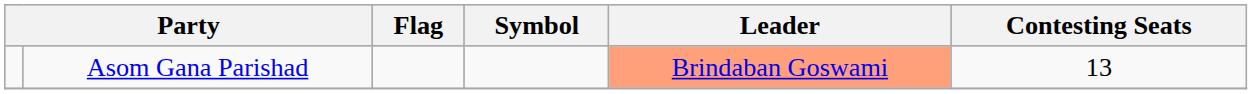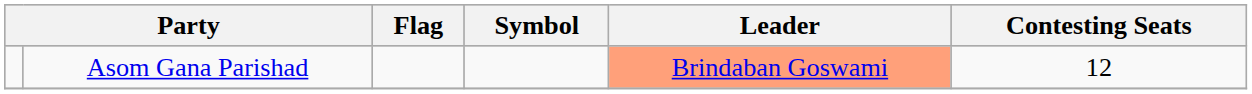(1099, 66) 13 -> (1099, 66) 12
